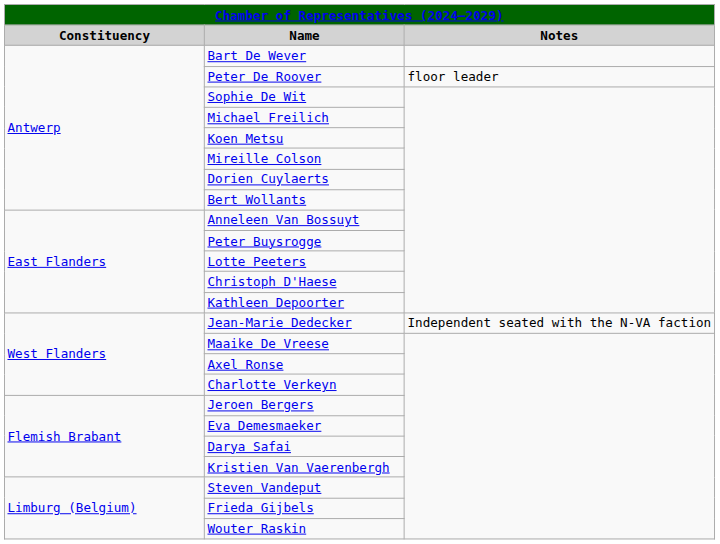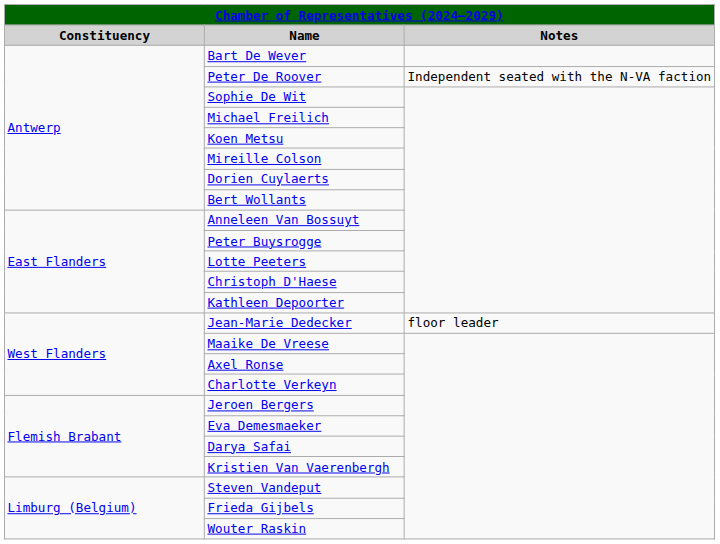(453, 76) floor leader -> (559, 76) Independent seated with the N-VA faction
(559, 323) Independent seated with the N-VA faction -> (453, 323) floor leader
